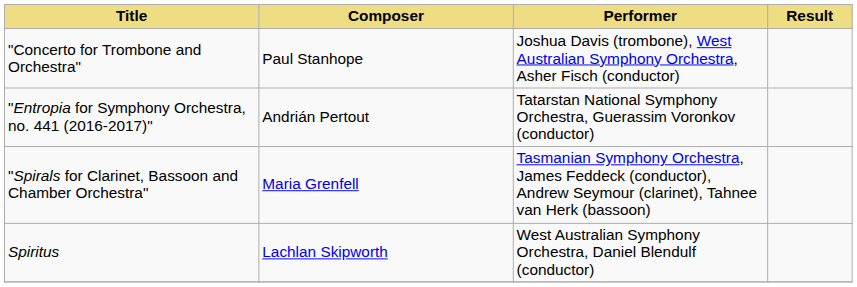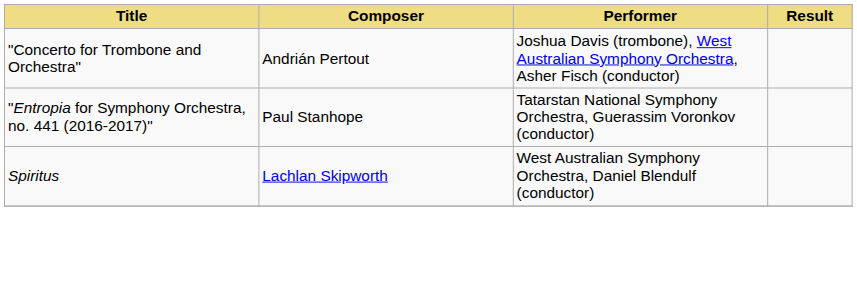(313, 58) Paul Stanhope -> (316, 58) Andrián Pertout
(316, 117) Andrián Pertout -> (313, 117) Paul Stanhope
- row: (123, 184)
